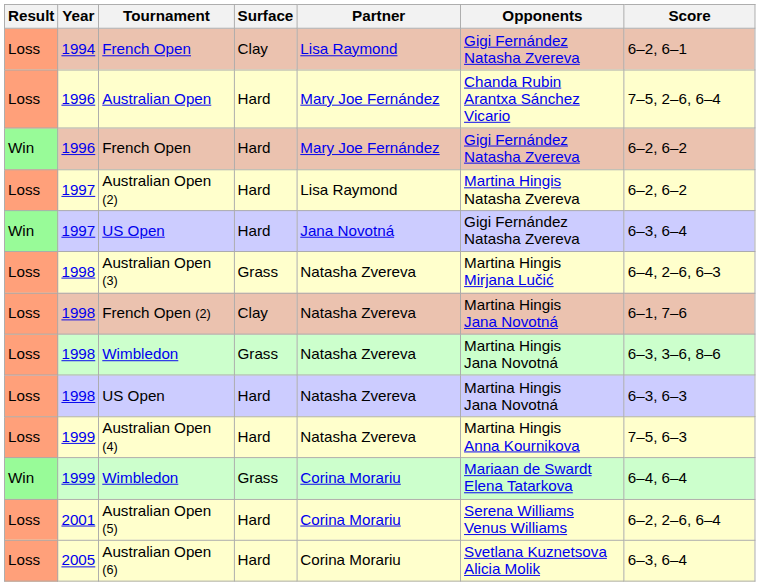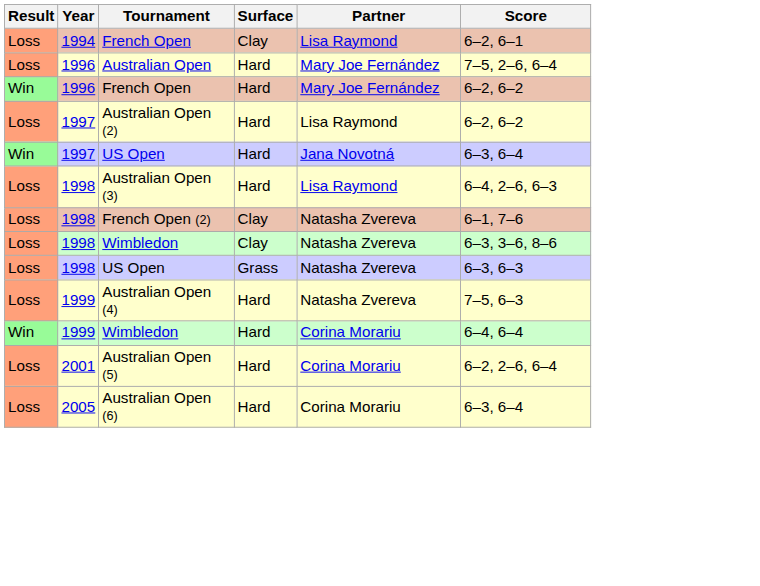- column: (542, 16)
(258, 272) Grass -> (254, 186) Hard
(358, 272) Natasha Zvereva -> (349, 186) Lisa Raymond
(258, 354) Grass -> (253, 243) Clay
(254, 395) Hard -> (258, 267) Grass
(258, 478) Grass -> (254, 333) Hard
